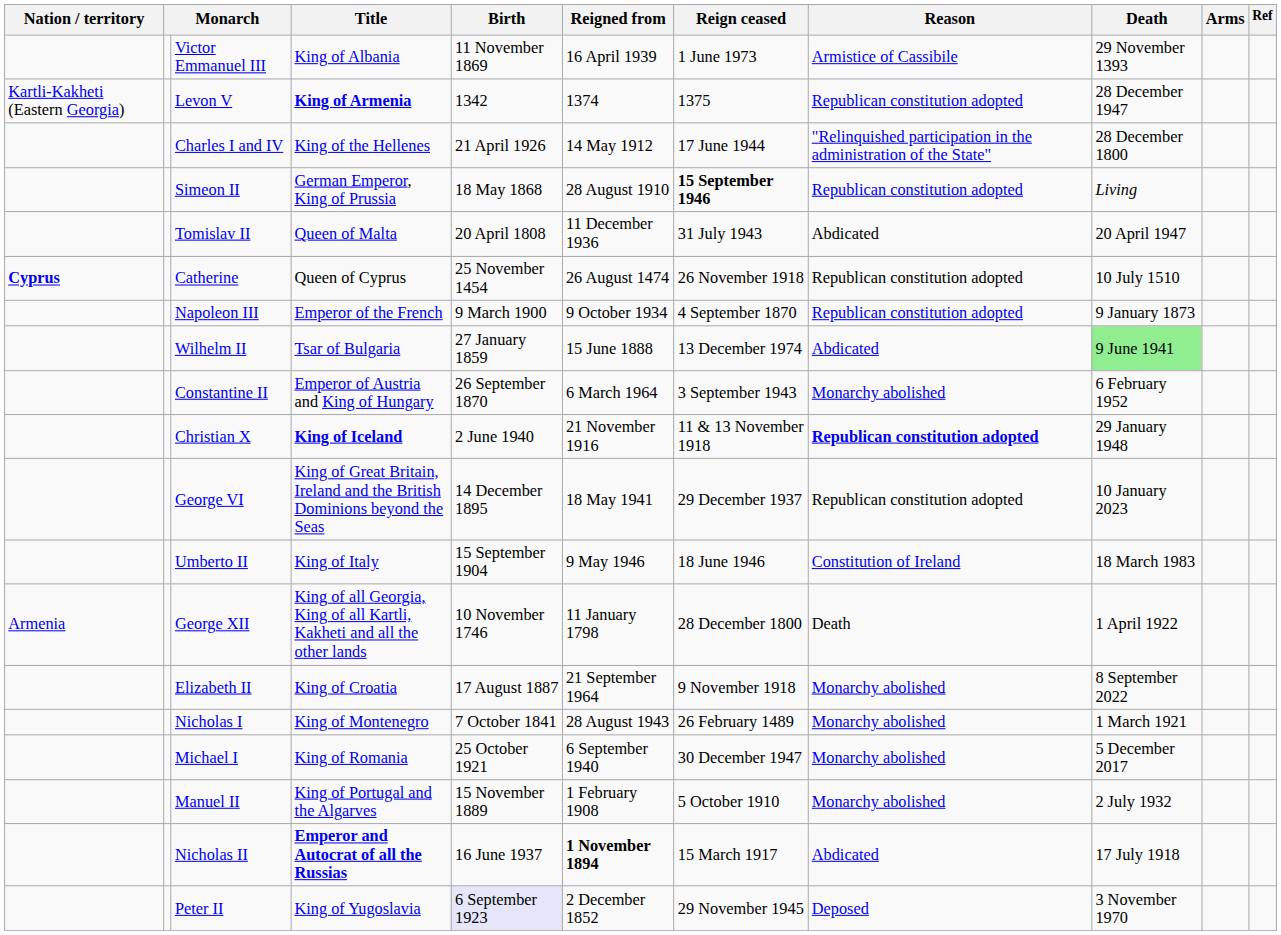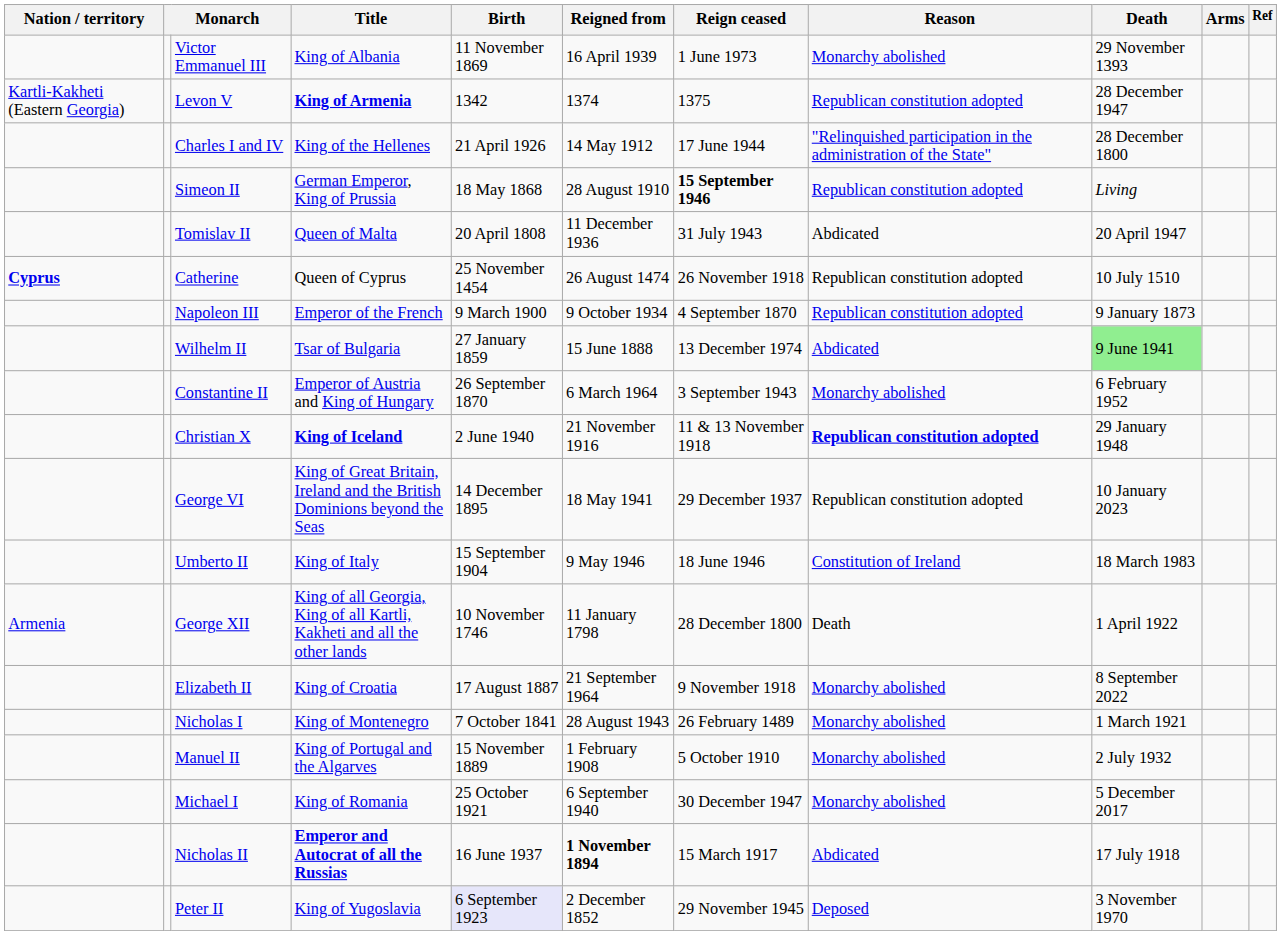(885, 56) Armistice of Cassibile -> (879, 56) Monarchy abolished
rows swapped: (207, 801) <-> (206, 757)
